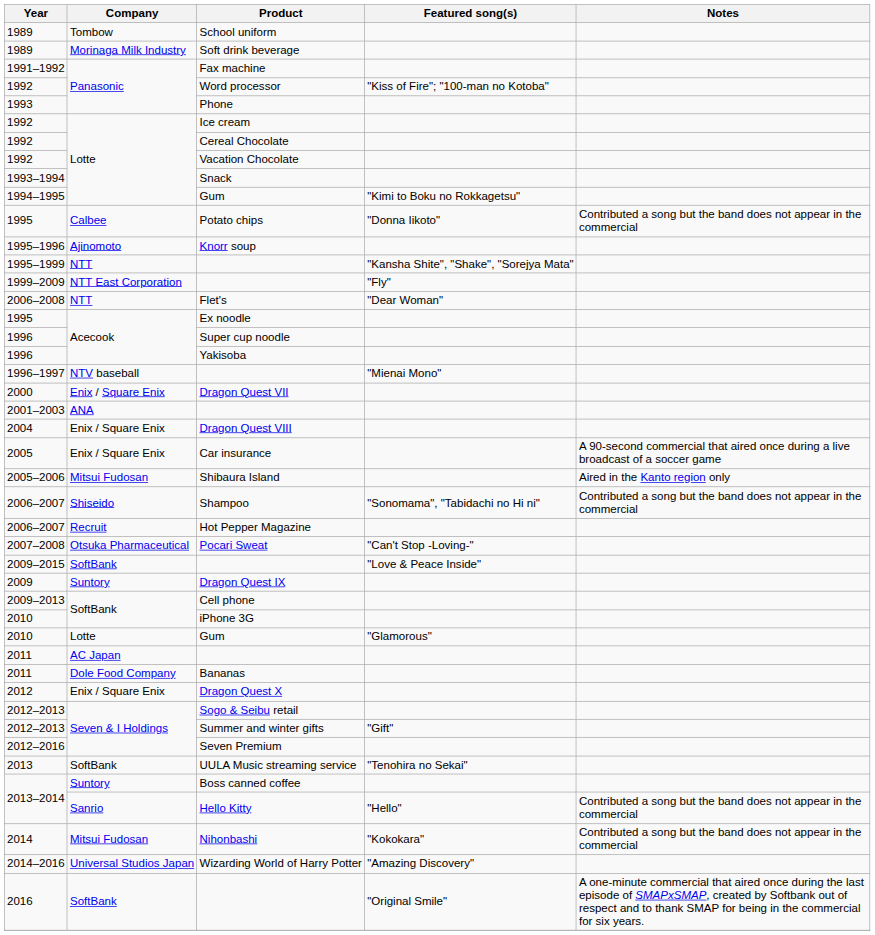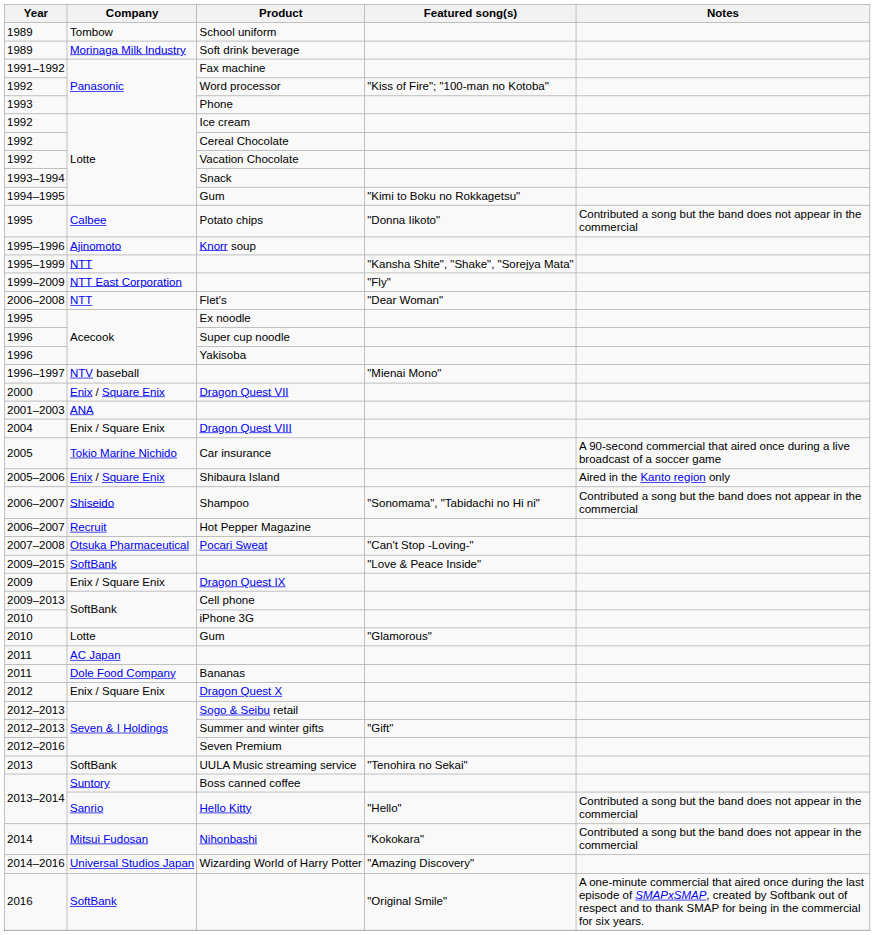(117, 453) Enix / Square Enix -> (123, 453) Tokio Marine Nichido
(109, 478) Mitsui Fudosan -> (117, 478) Enix / Square Enix
(90, 582) Suntory -> (117, 582) Enix / Square Enix
